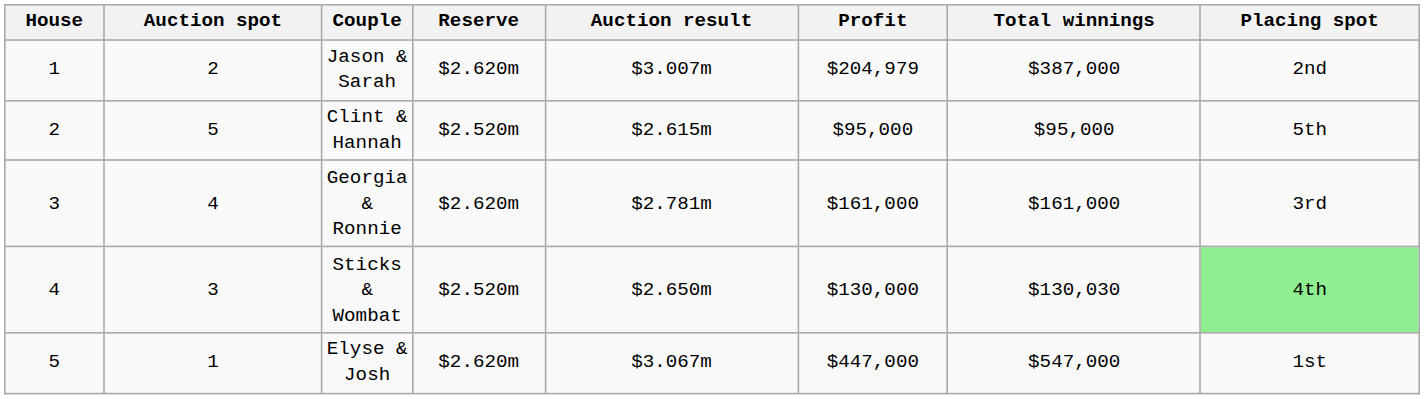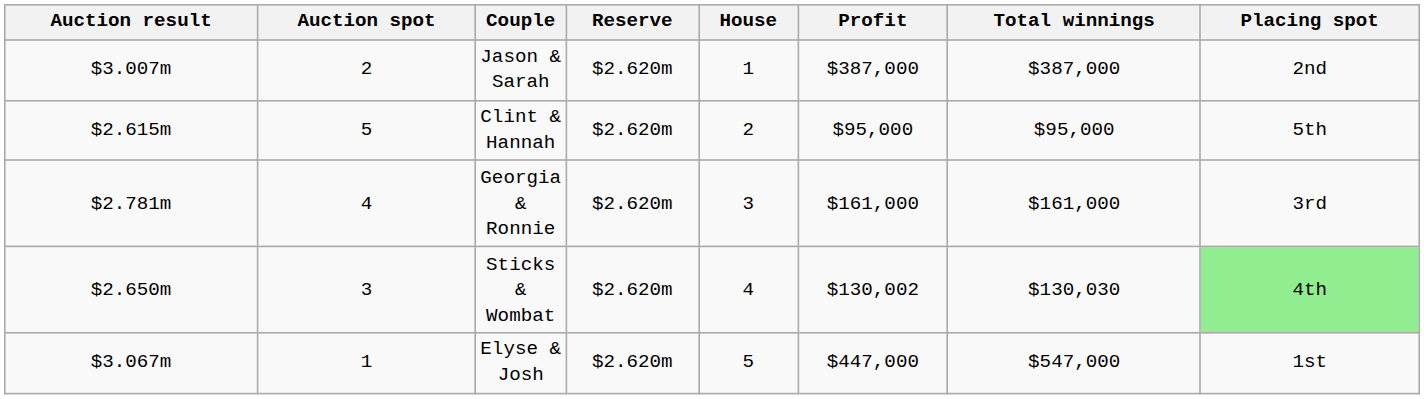columns swapped: (54, 22) <-> (672, 22)
(873, 70) $204,979 -> (873, 70) $387,000
(479, 130) $2.520m -> (632, 130) $2.620m
(479, 290) $2.520m -> (632, 290) $2.620m
(873, 290) $130,000 -> (873, 290) $130,002
